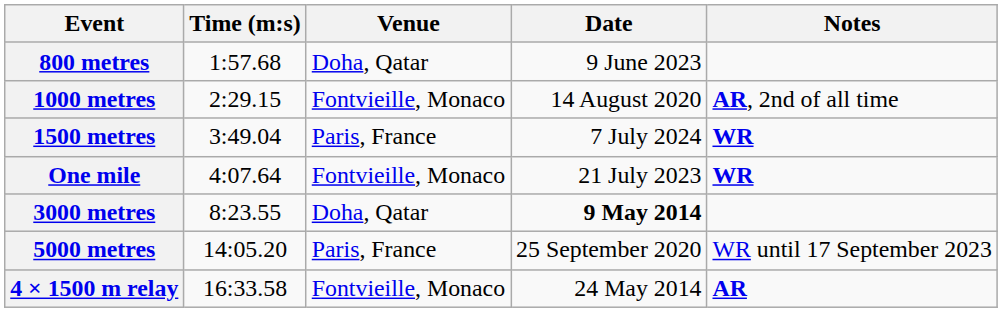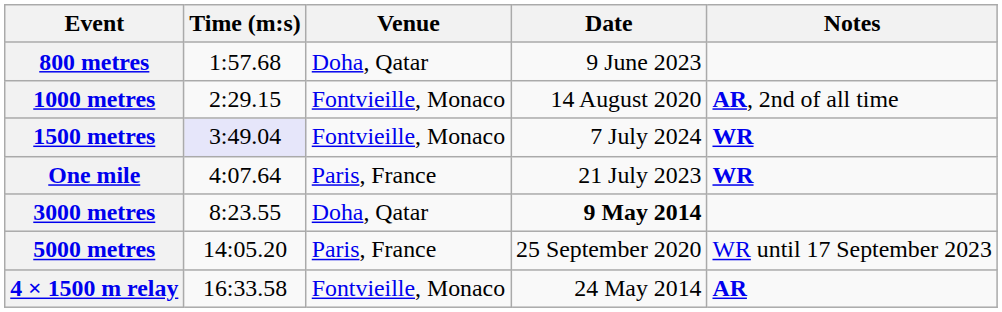(245, 136) no background -> (245, 136) lavender background
(374, 136) Paris, France -> (408, 136) Fontvieille, Monaco
(408, 174) Fontvieille, Monaco -> (374, 174) Paris, France
